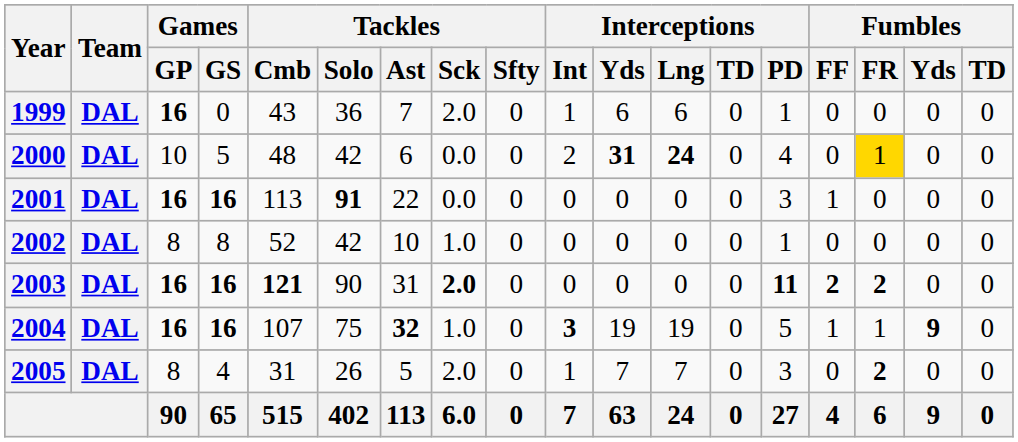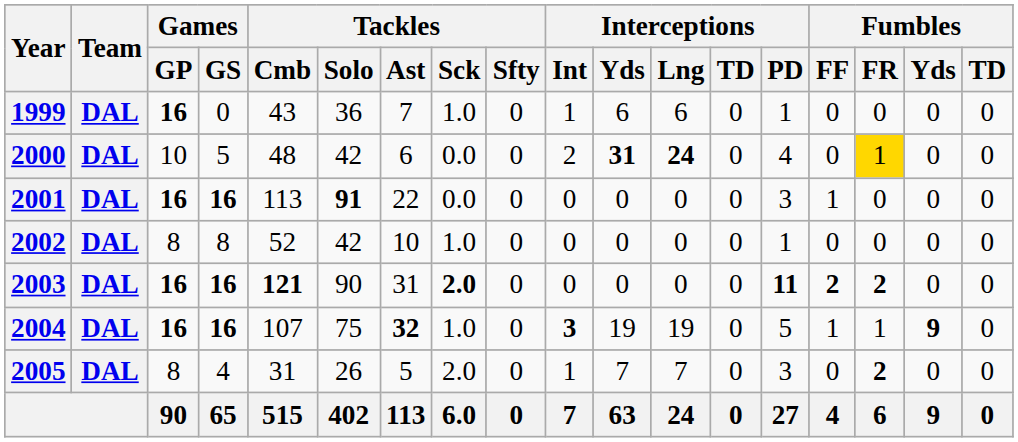(459, 112) 2.0 -> (459, 112) 1.0
